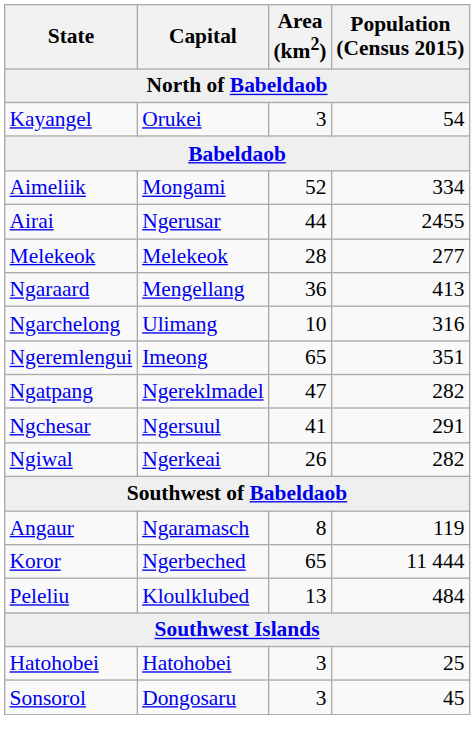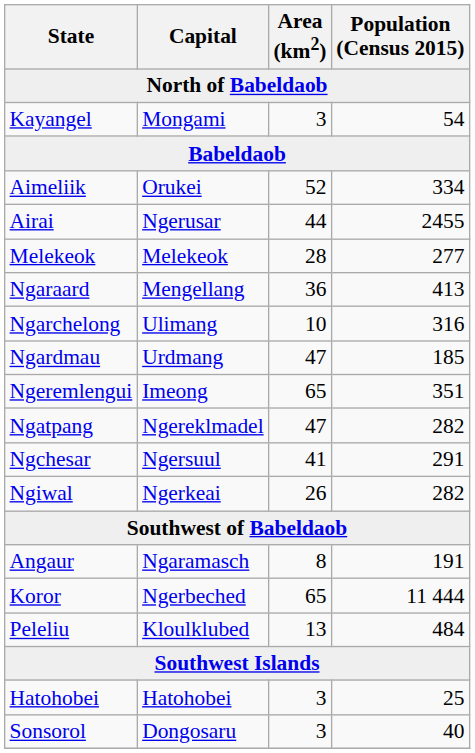(172, 119) Orukei -> (184, 119) Mongami
(184, 187) Mongami -> (172, 187) Orukei
+ row: (55, 357)
(449, 527) 119 -> (448, 561) 191
(454, 697) 45 -> (454, 731) 40
